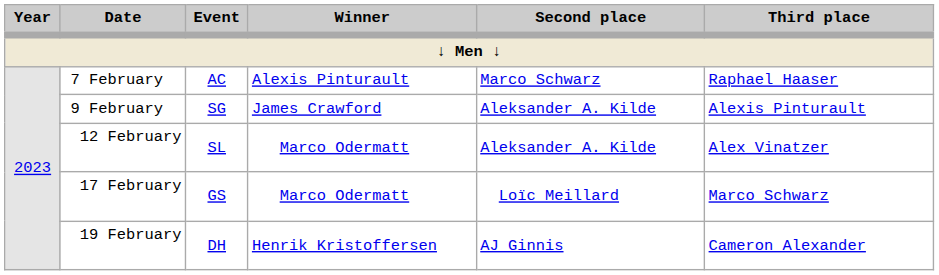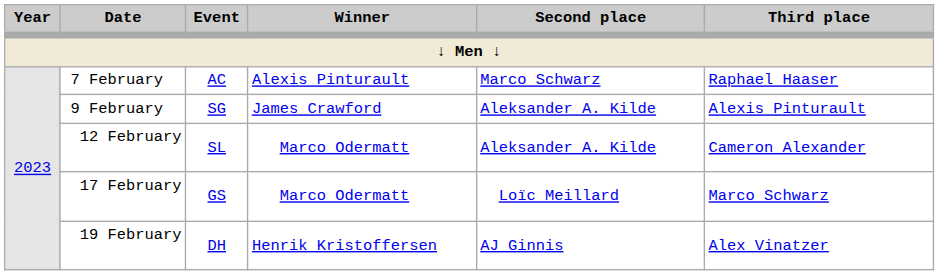(769, 147) Alex Vinatzer -> (787, 147) Cameron Alexander
(787, 245) Cameron Alexander -> (769, 245) Alex Vinatzer
